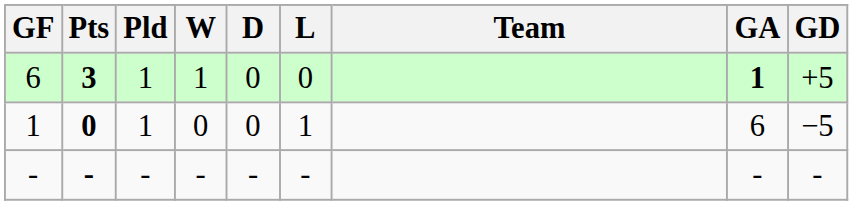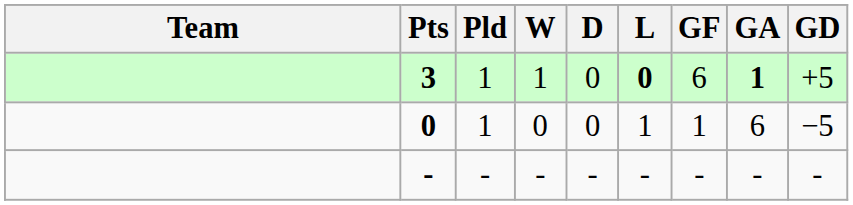columns swapped: (529, 28) <-> (33, 28)
(305, 77) normal -> (645, 77) bold
